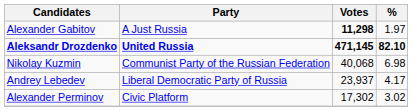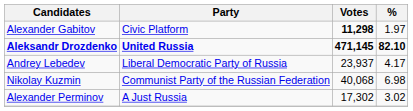(154, 30) A Just Russia -> (155, 30) Civic Platform
rows swapped: (44, 64) <-> (46, 81)
(155, 98) Civic Platform -> (154, 98) A Just Russia
